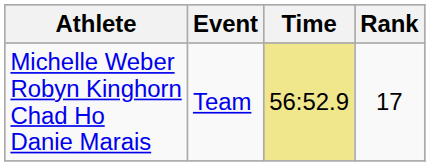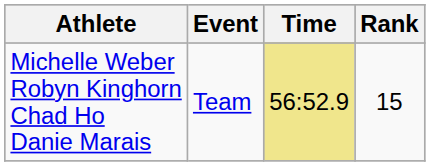(389, 102) 17 -> (389, 102) 15
